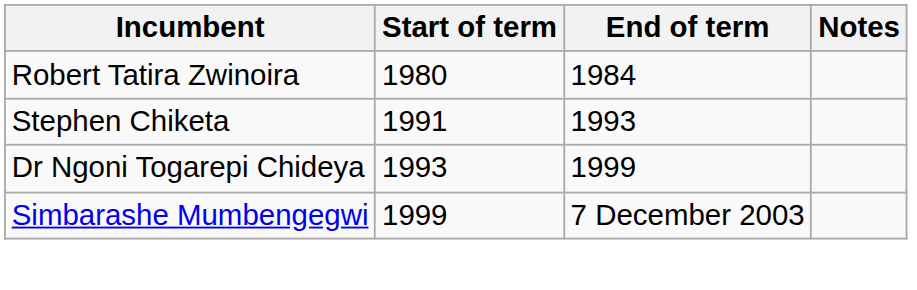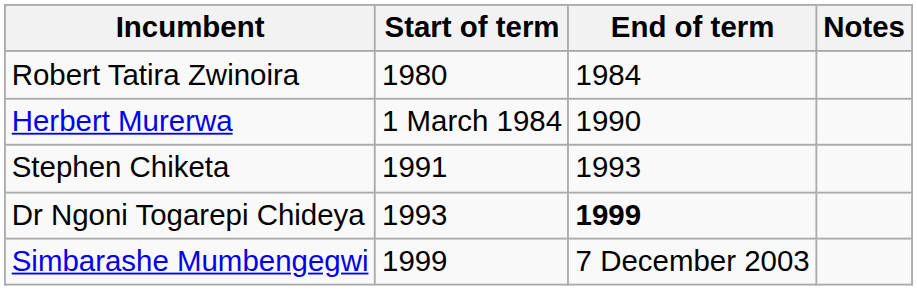+ row: (122, 121)
(603, 167) normal -> (608, 214) bold
